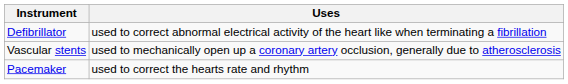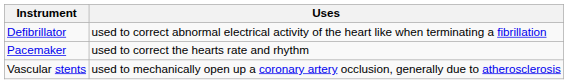rows swapped: (47, 50) <-> (37, 69)
